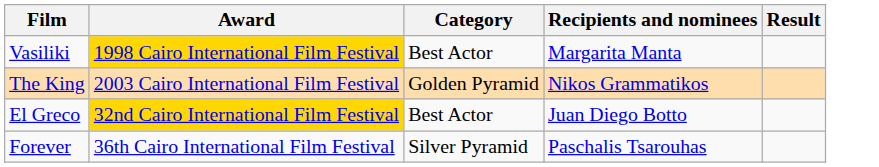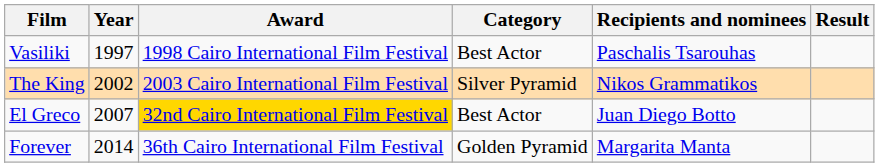+ column: (114, 20)
(246, 51) gold background -> (295, 51) no background
(615, 51) Margarita Manta -> (676, 51) Paschalis Tsarouhas
(474, 83) Golden Pyramid -> (517, 83) Silver Pyramid
(468, 146) Silver Pyramid -> (522, 146) Golden Pyramid
(627, 146) Paschalis Tsarouhas -> (664, 146) Margarita Manta
